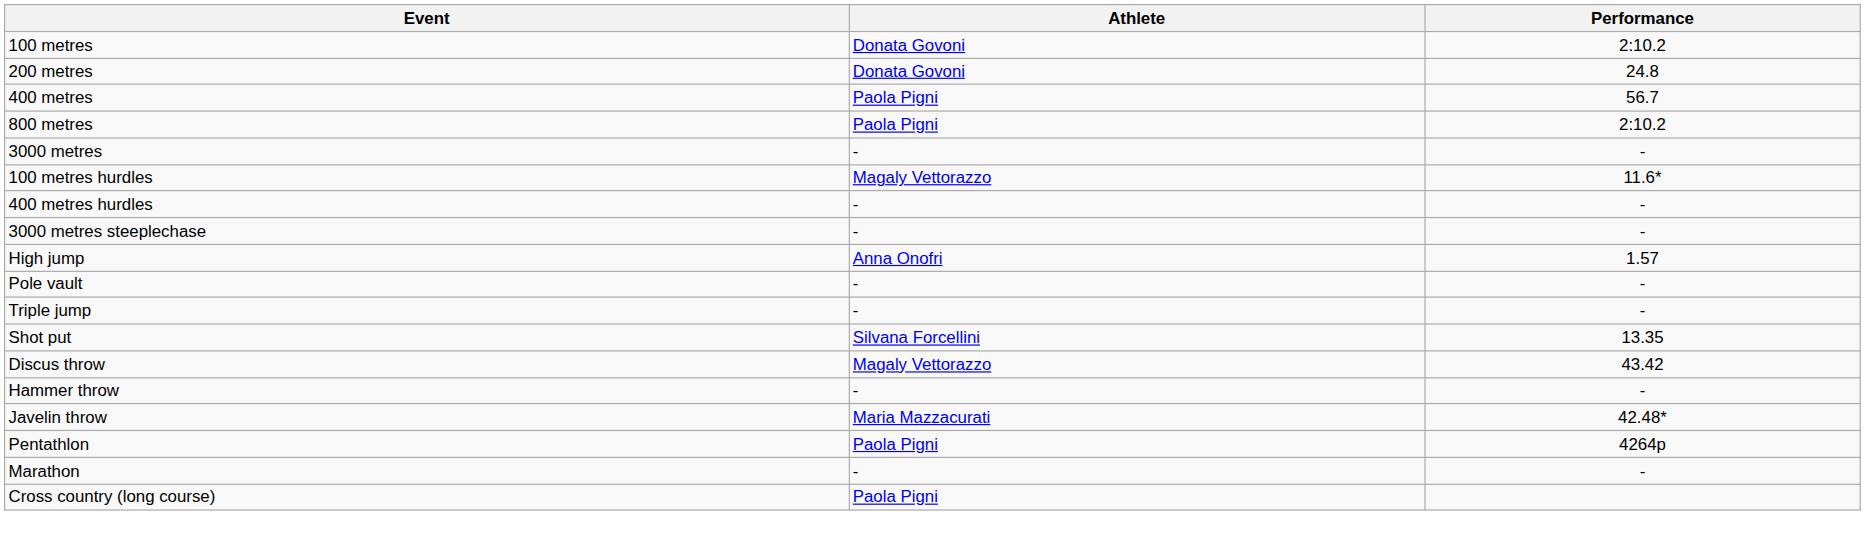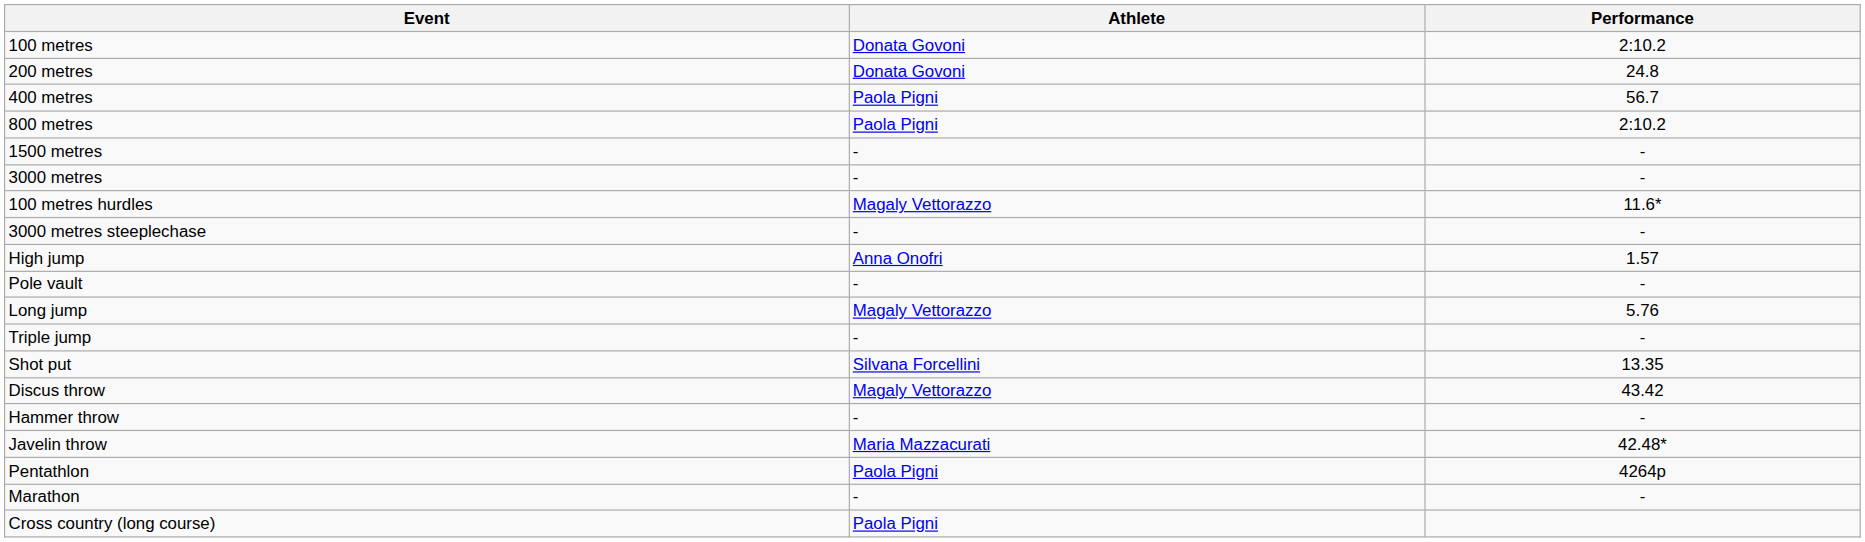+ row: (55, 151)
- row: (81, 205)
+ row: (48, 311)
